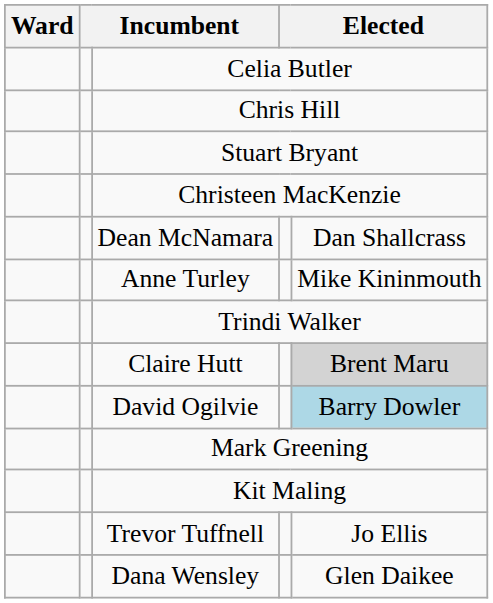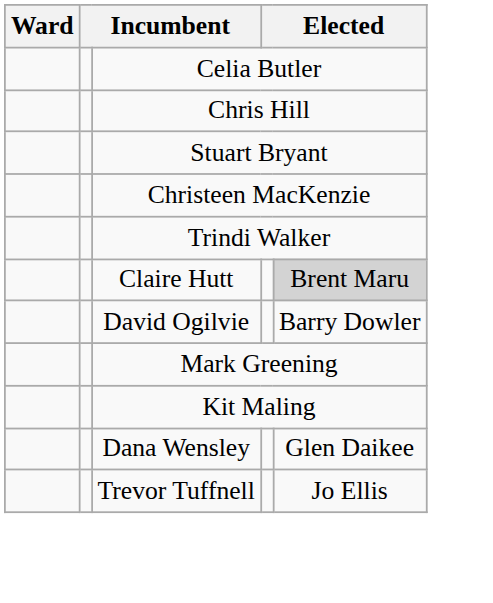- row: (185, 237)
- row: (185, 279)
(389, 406) lightblue background -> (350, 321) no background
rows swapped: (185, 533) <-> (185, 575)
